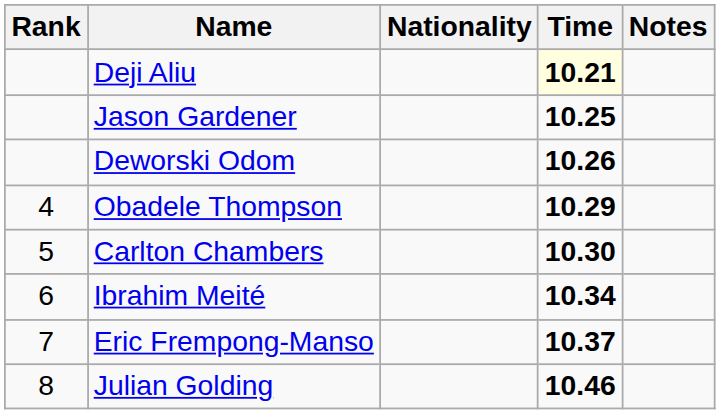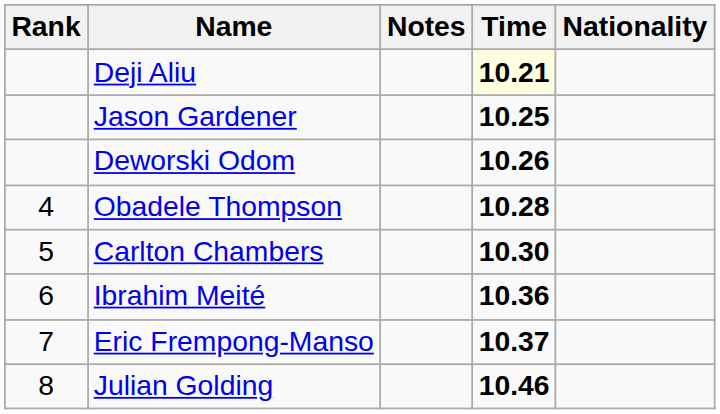columns swapped: (459, 26) <-> (668, 26)
(580, 206) 10.29 -> (514, 206) 10.28
(580, 296) 10.34 -> (514, 296) 10.36
